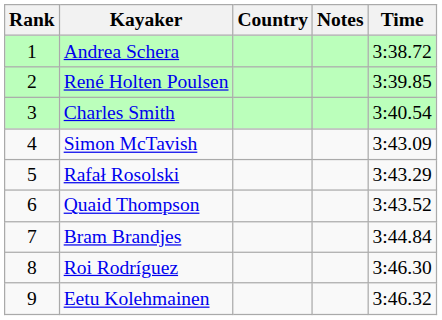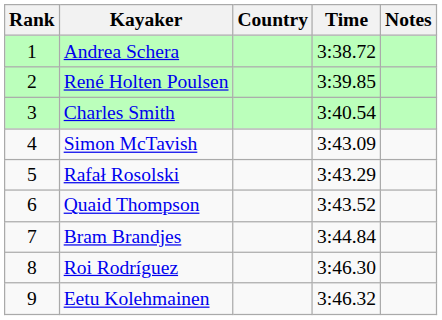columns swapped: (402, 19) <-> (340, 19)
